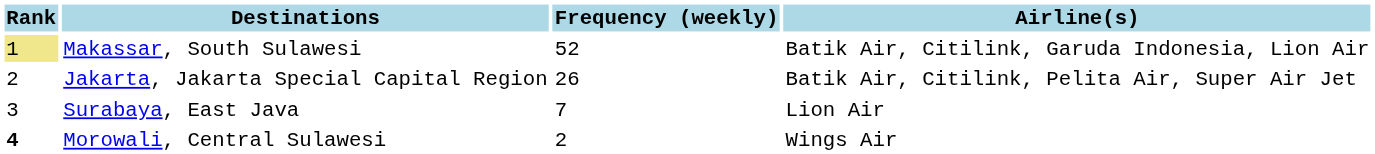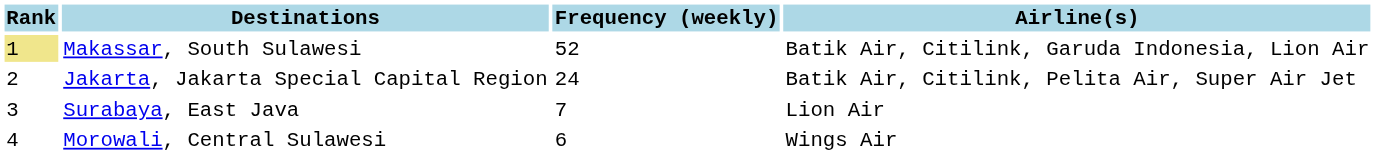(567, 79) 26 -> (567, 79) 24
(13, 140) bold -> (13, 140) normal
(561, 140) 2 -> (561, 140) 6
